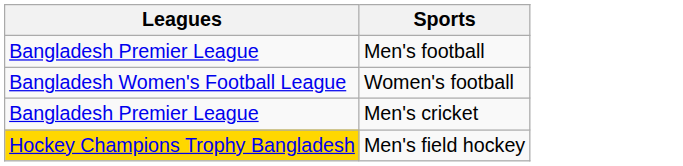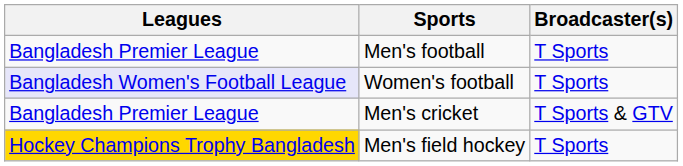+ column: (604, 20)
(178, 82) no background -> (178, 82) lavender background
